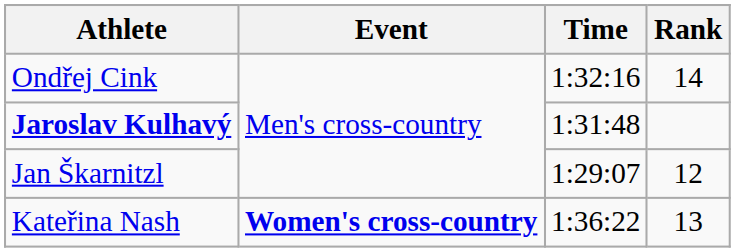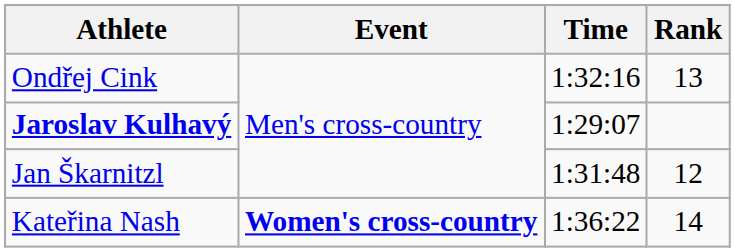(688, 77) 14 -> (688, 77) 13
(596, 125) 1:31:48 -> (596, 125) 1:29:07
(596, 173) 1:29:07 -> (596, 173) 1:31:48
(688, 221) 13 -> (688, 221) 14
